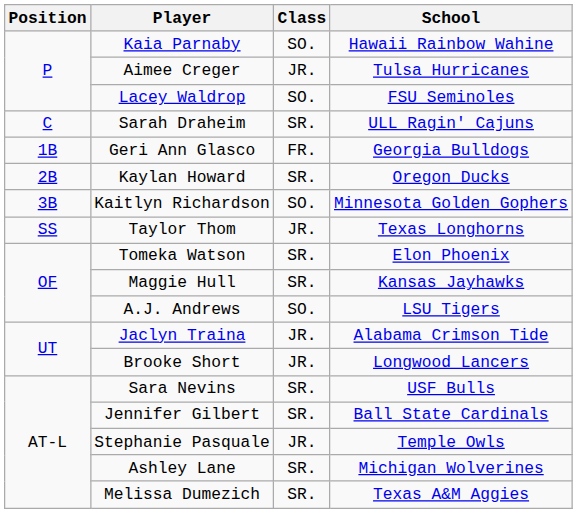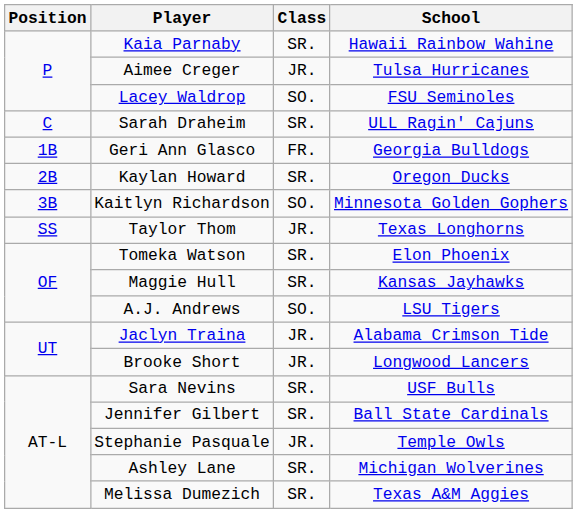(302, 44) SO. -> (302, 44) SR.
